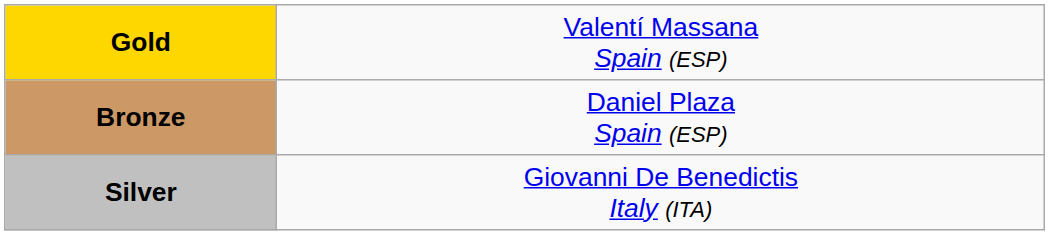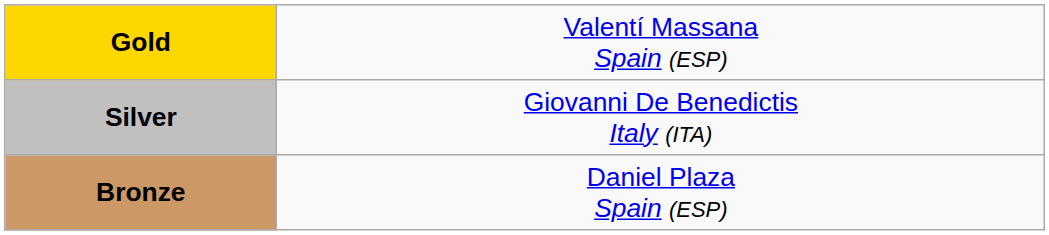rows swapped: (141, 191) <-> (141, 116)
